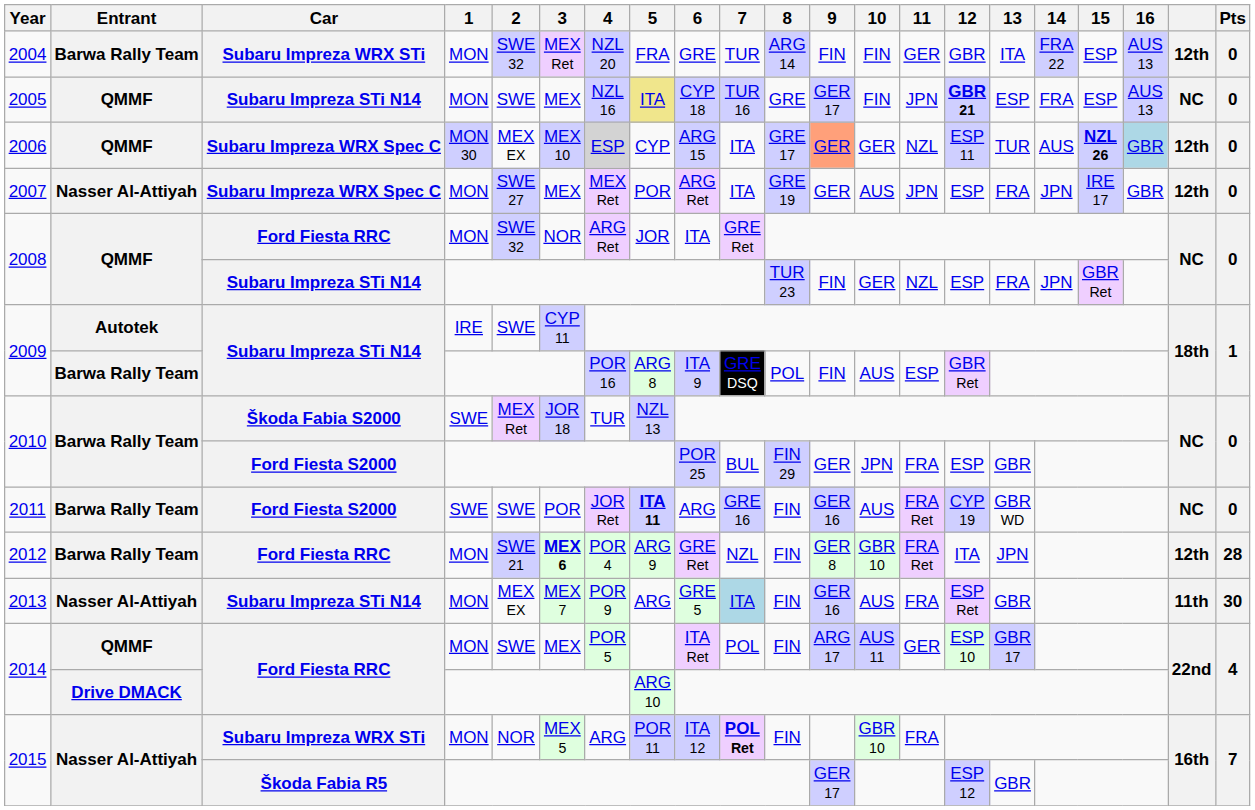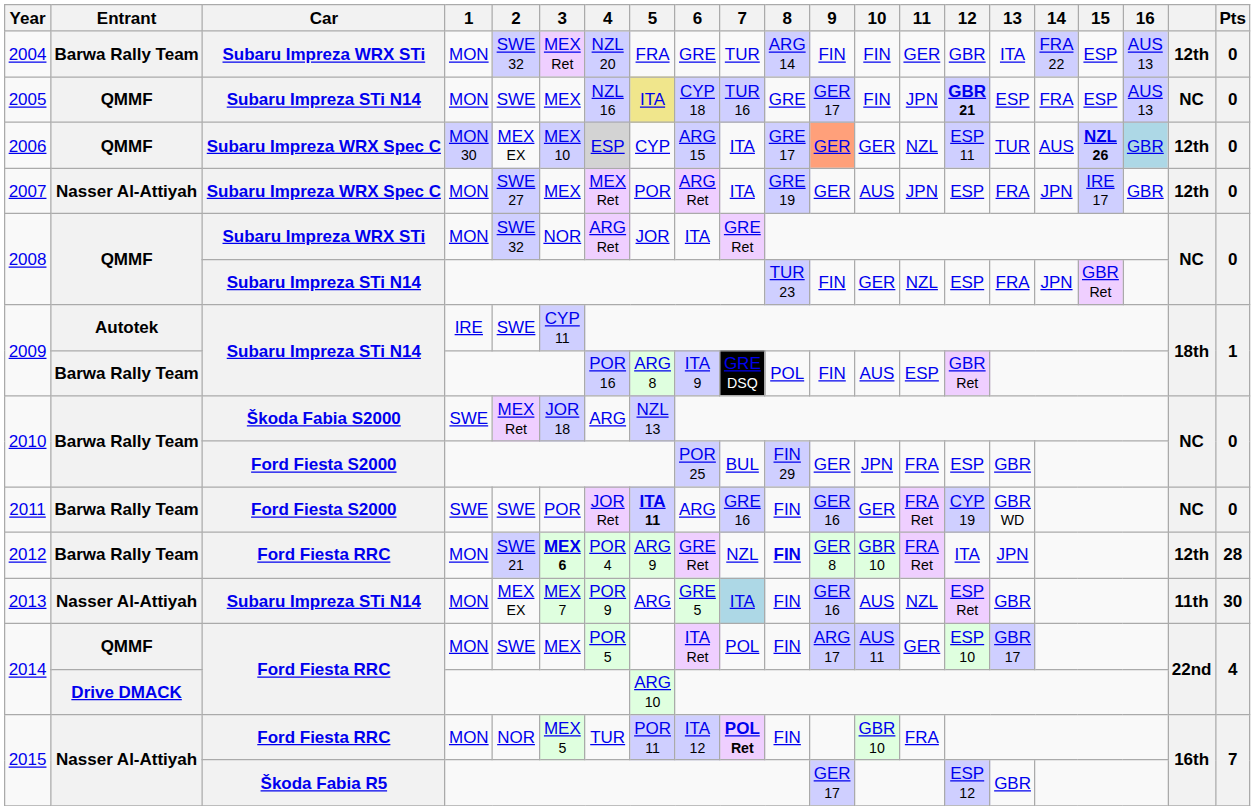(324, 236) Ford Fiesta RRC -> (324, 236) Subaru Impreza WRX STi
(608, 418) TUR -> (608, 418) ARG
(877, 509) AUS -> (877, 509) GER
(787, 555) normal -> (787, 555) bold
(922, 600) FRA -> (922, 600) NZL
(324, 737) Subaru Impreza WRX STi -> (324, 737) Ford Fiesta RRC
(608, 737) ARG -> (608, 737) TUR
